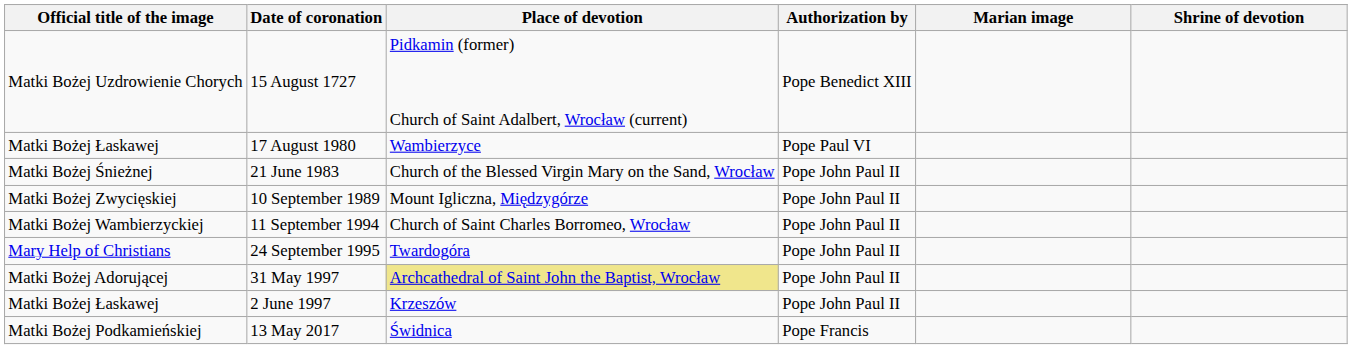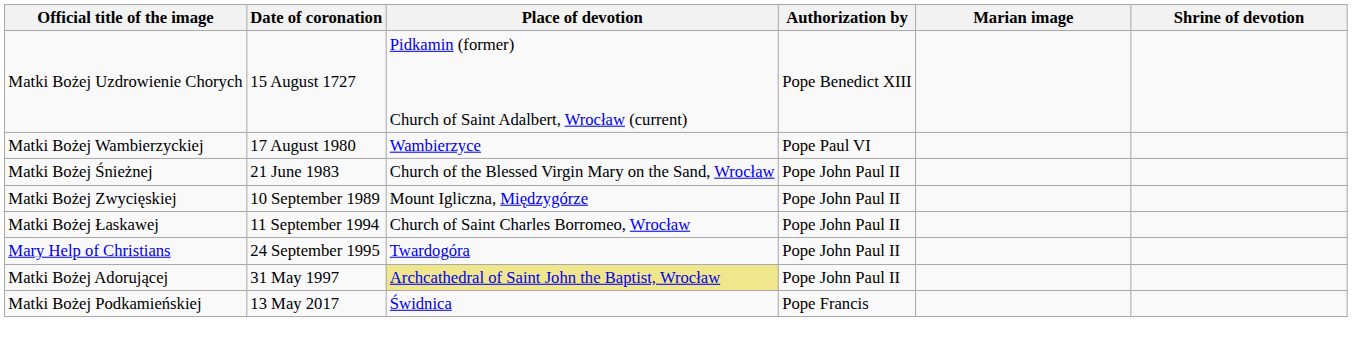(84, 145) Matki Bożej Łaskawej -> (106, 145) Matki Bożej Wambierzyckiej
(106, 224) Matki Bożej Wambierzyckiej -> (84, 224) Matki Bożej Łaskawej
- row: (291, 303)
